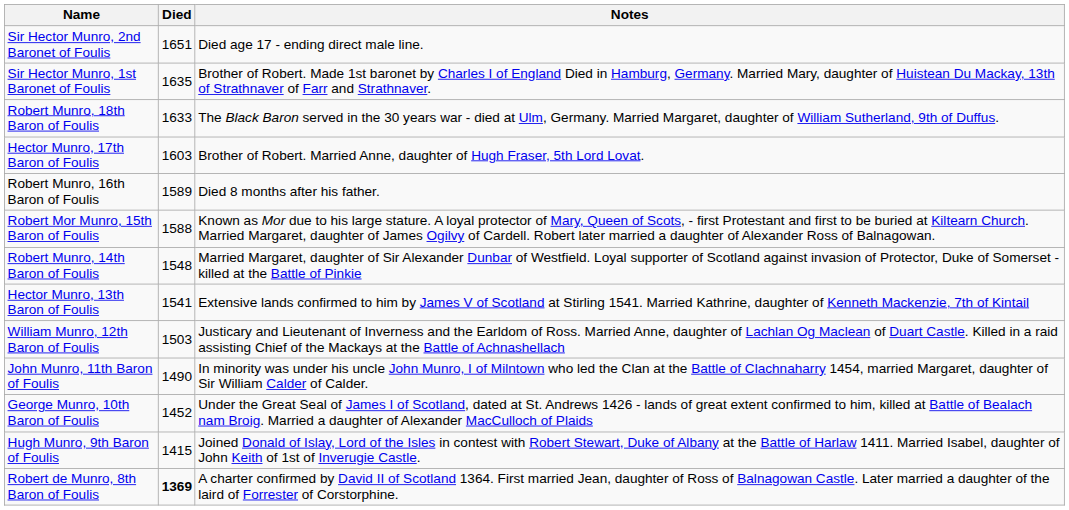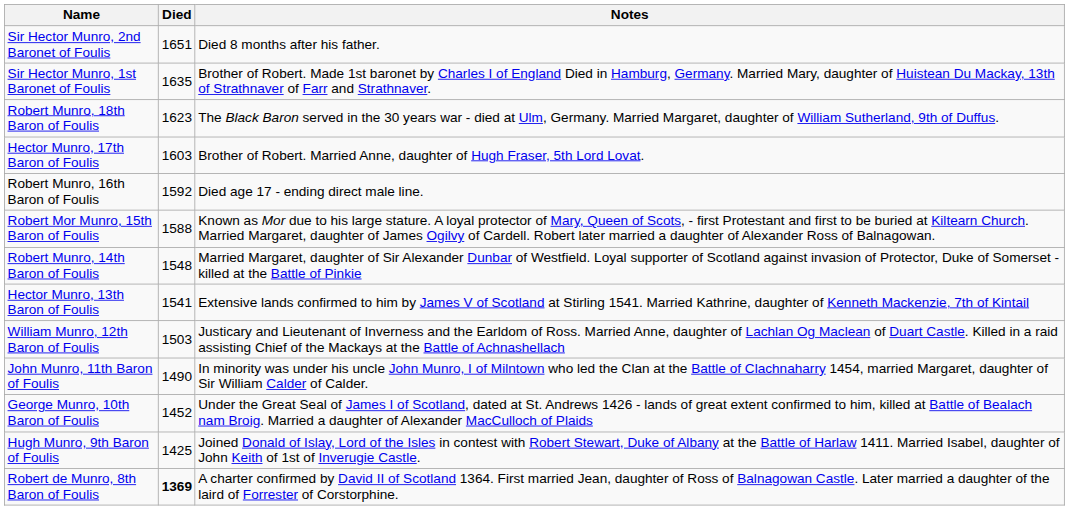(311, 44) Died age 17 - ending direct male line. -> (289, 44) Died 8 months after his father.
(177, 118) 1633 -> (177, 118) 1623
(177, 191) 1589 -> (177, 191) 1592
(289, 191) Died 8 months after his father. -> (311, 191) Died age 17 - ending direct male line.
(177, 450) 1415 -> (177, 450) 1425
